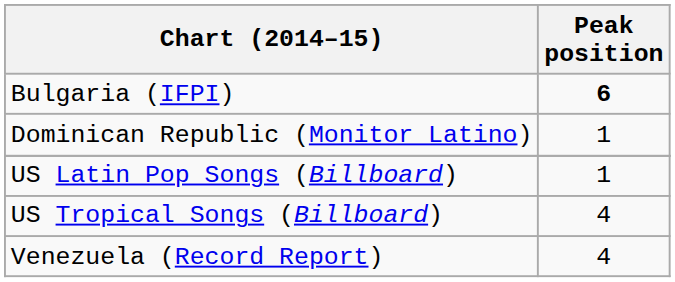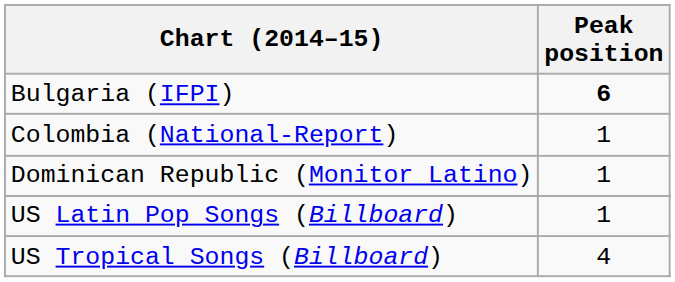+ row: (205, 135)
- row: (197, 256)
